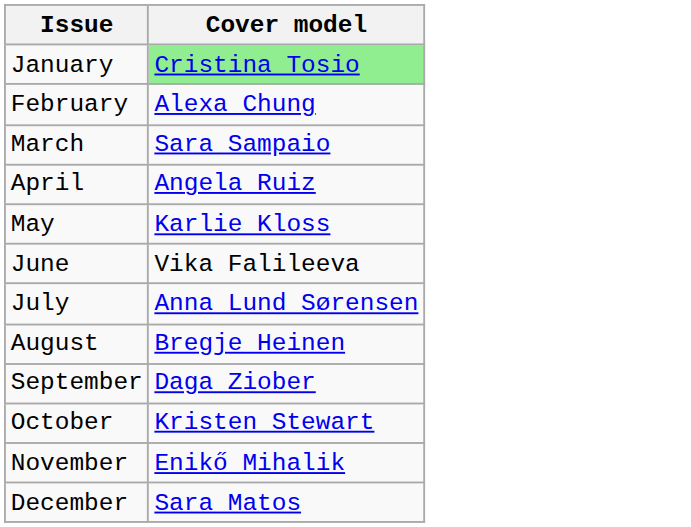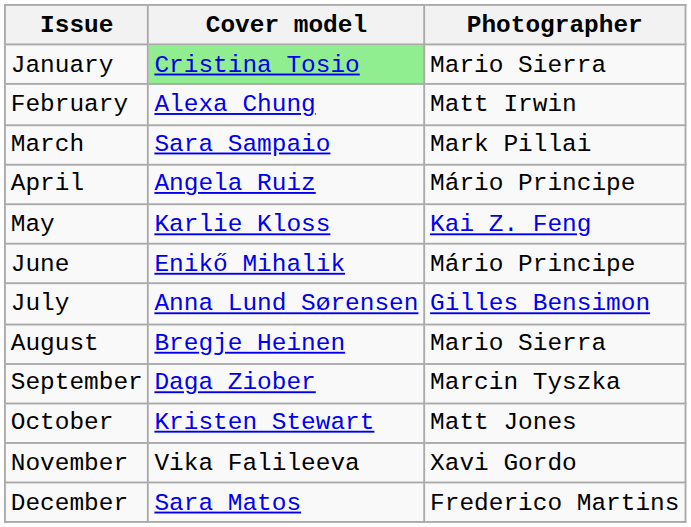+ column: (555, 25)
(257, 264) Vika Falileeva -> (250, 264) Enikő Mihalik
(250, 463) Enikő Mihalik -> (257, 463) Vika Falileeva
